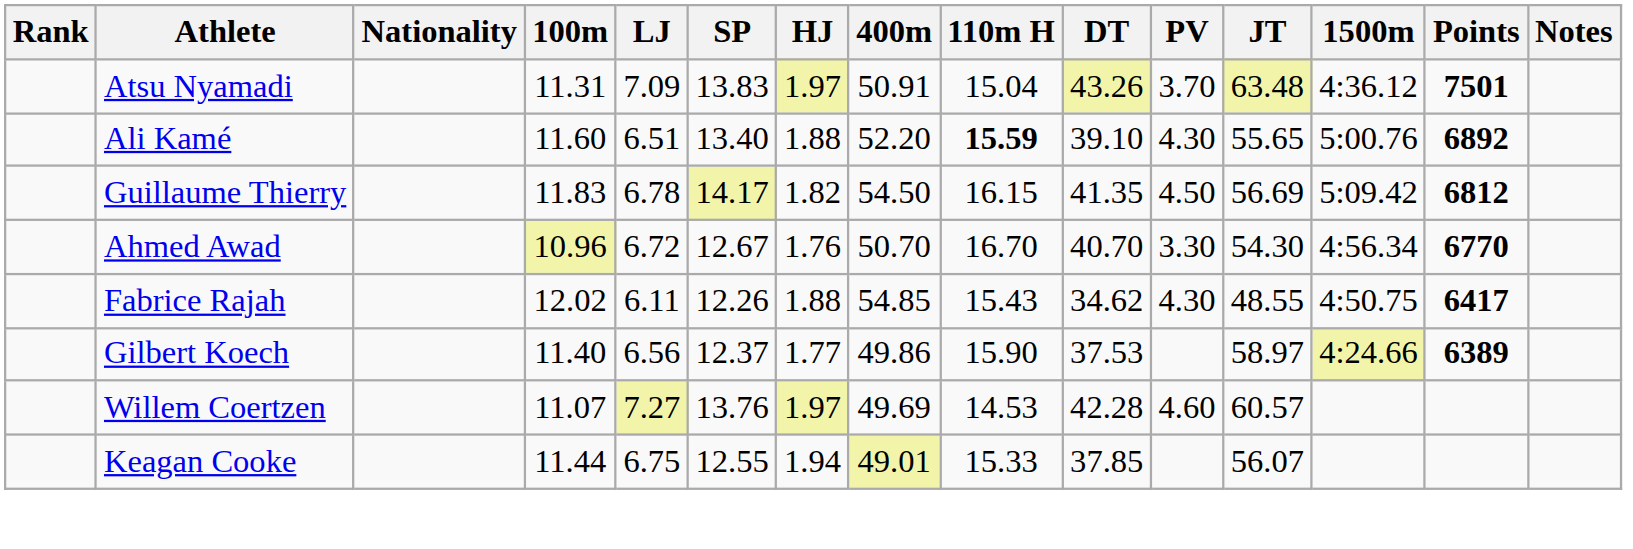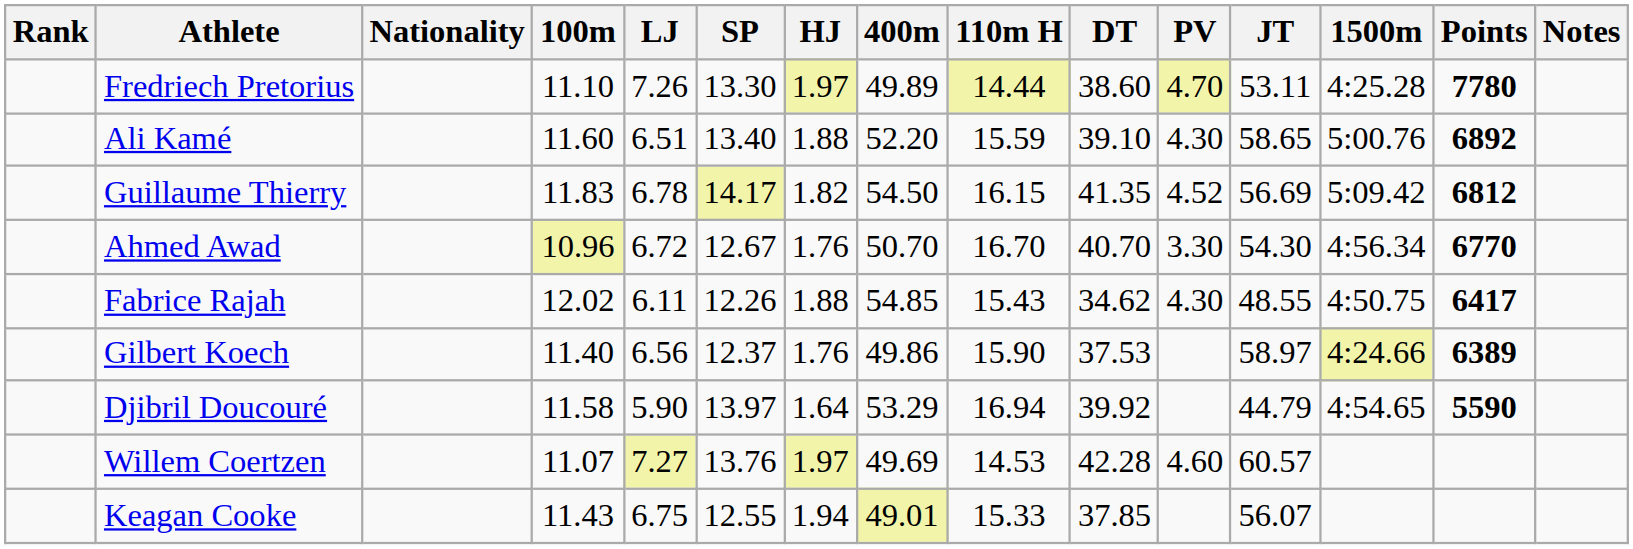+ row: (229, 85)
- row: (198, 85)
(1001, 139) bold -> (1009, 139) normal
(1267, 139) 55.65 -> (1275, 139) 58.65
(1187, 192) 4.50 -> (1195, 192) 4.52
(812, 353) 1.77 -> (820, 353) 1.76
+ row: (216, 407)
(570, 461) 11.44 -> (578, 514) 11.43
